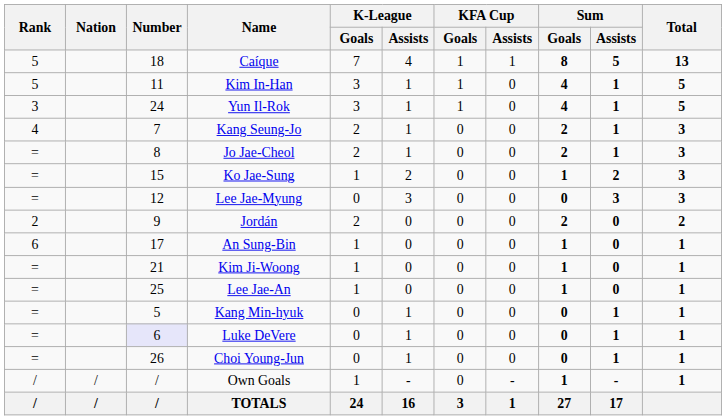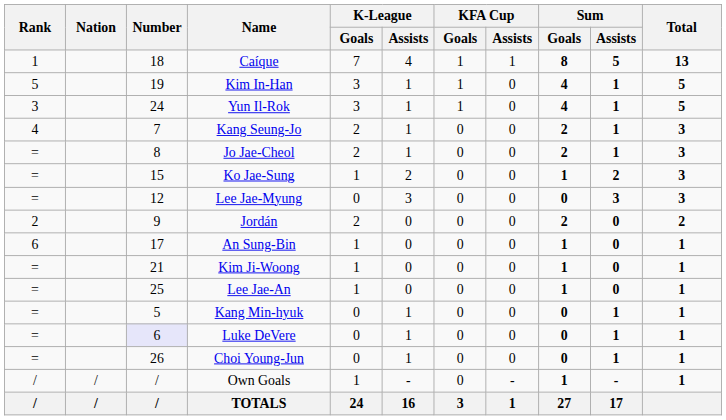(35, 61) 5 -> (35, 61) 1
(157, 84) 11 -> (157, 84) 19
